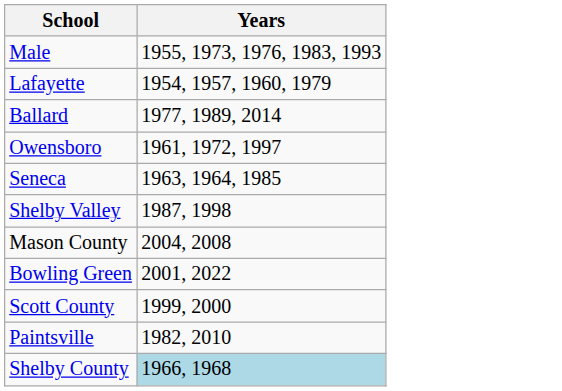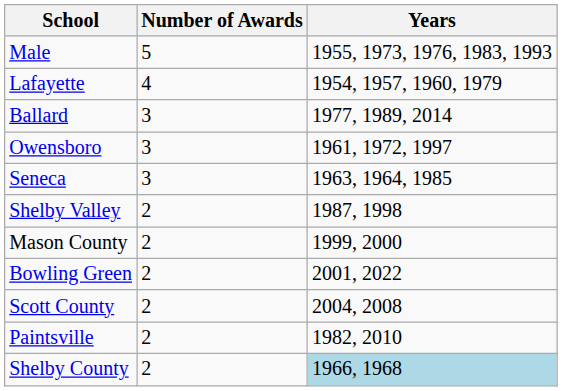+ column: (222, 20)
(186, 242) 2004, 2008 -> (357, 242) 1999, 2000
(186, 305) 1999, 2000 -> (357, 305) 2004, 2008
